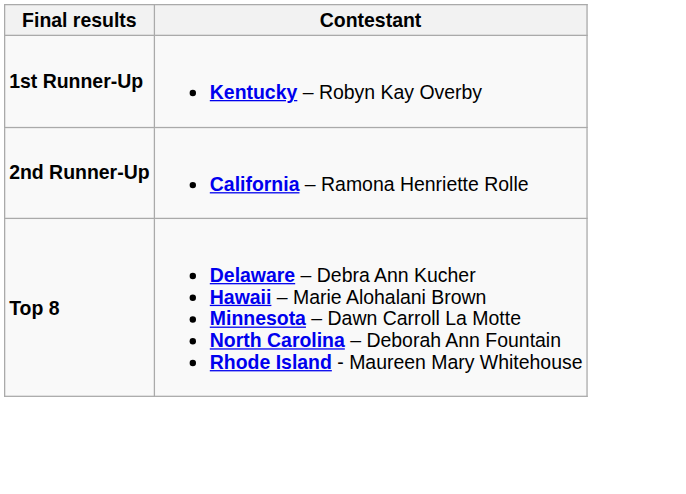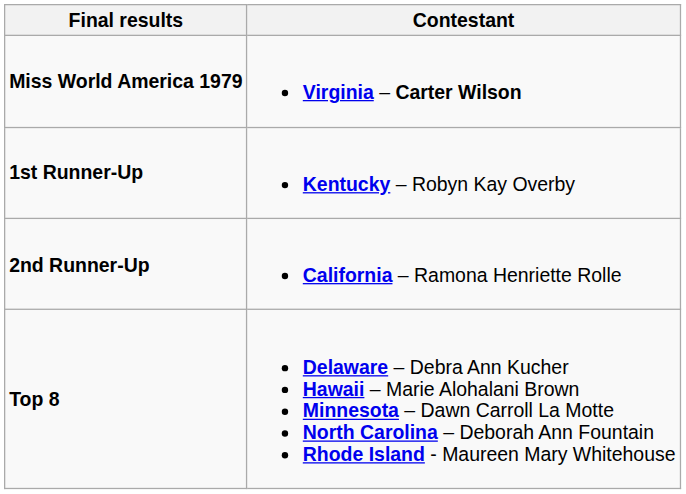+ row: (126, 81)
